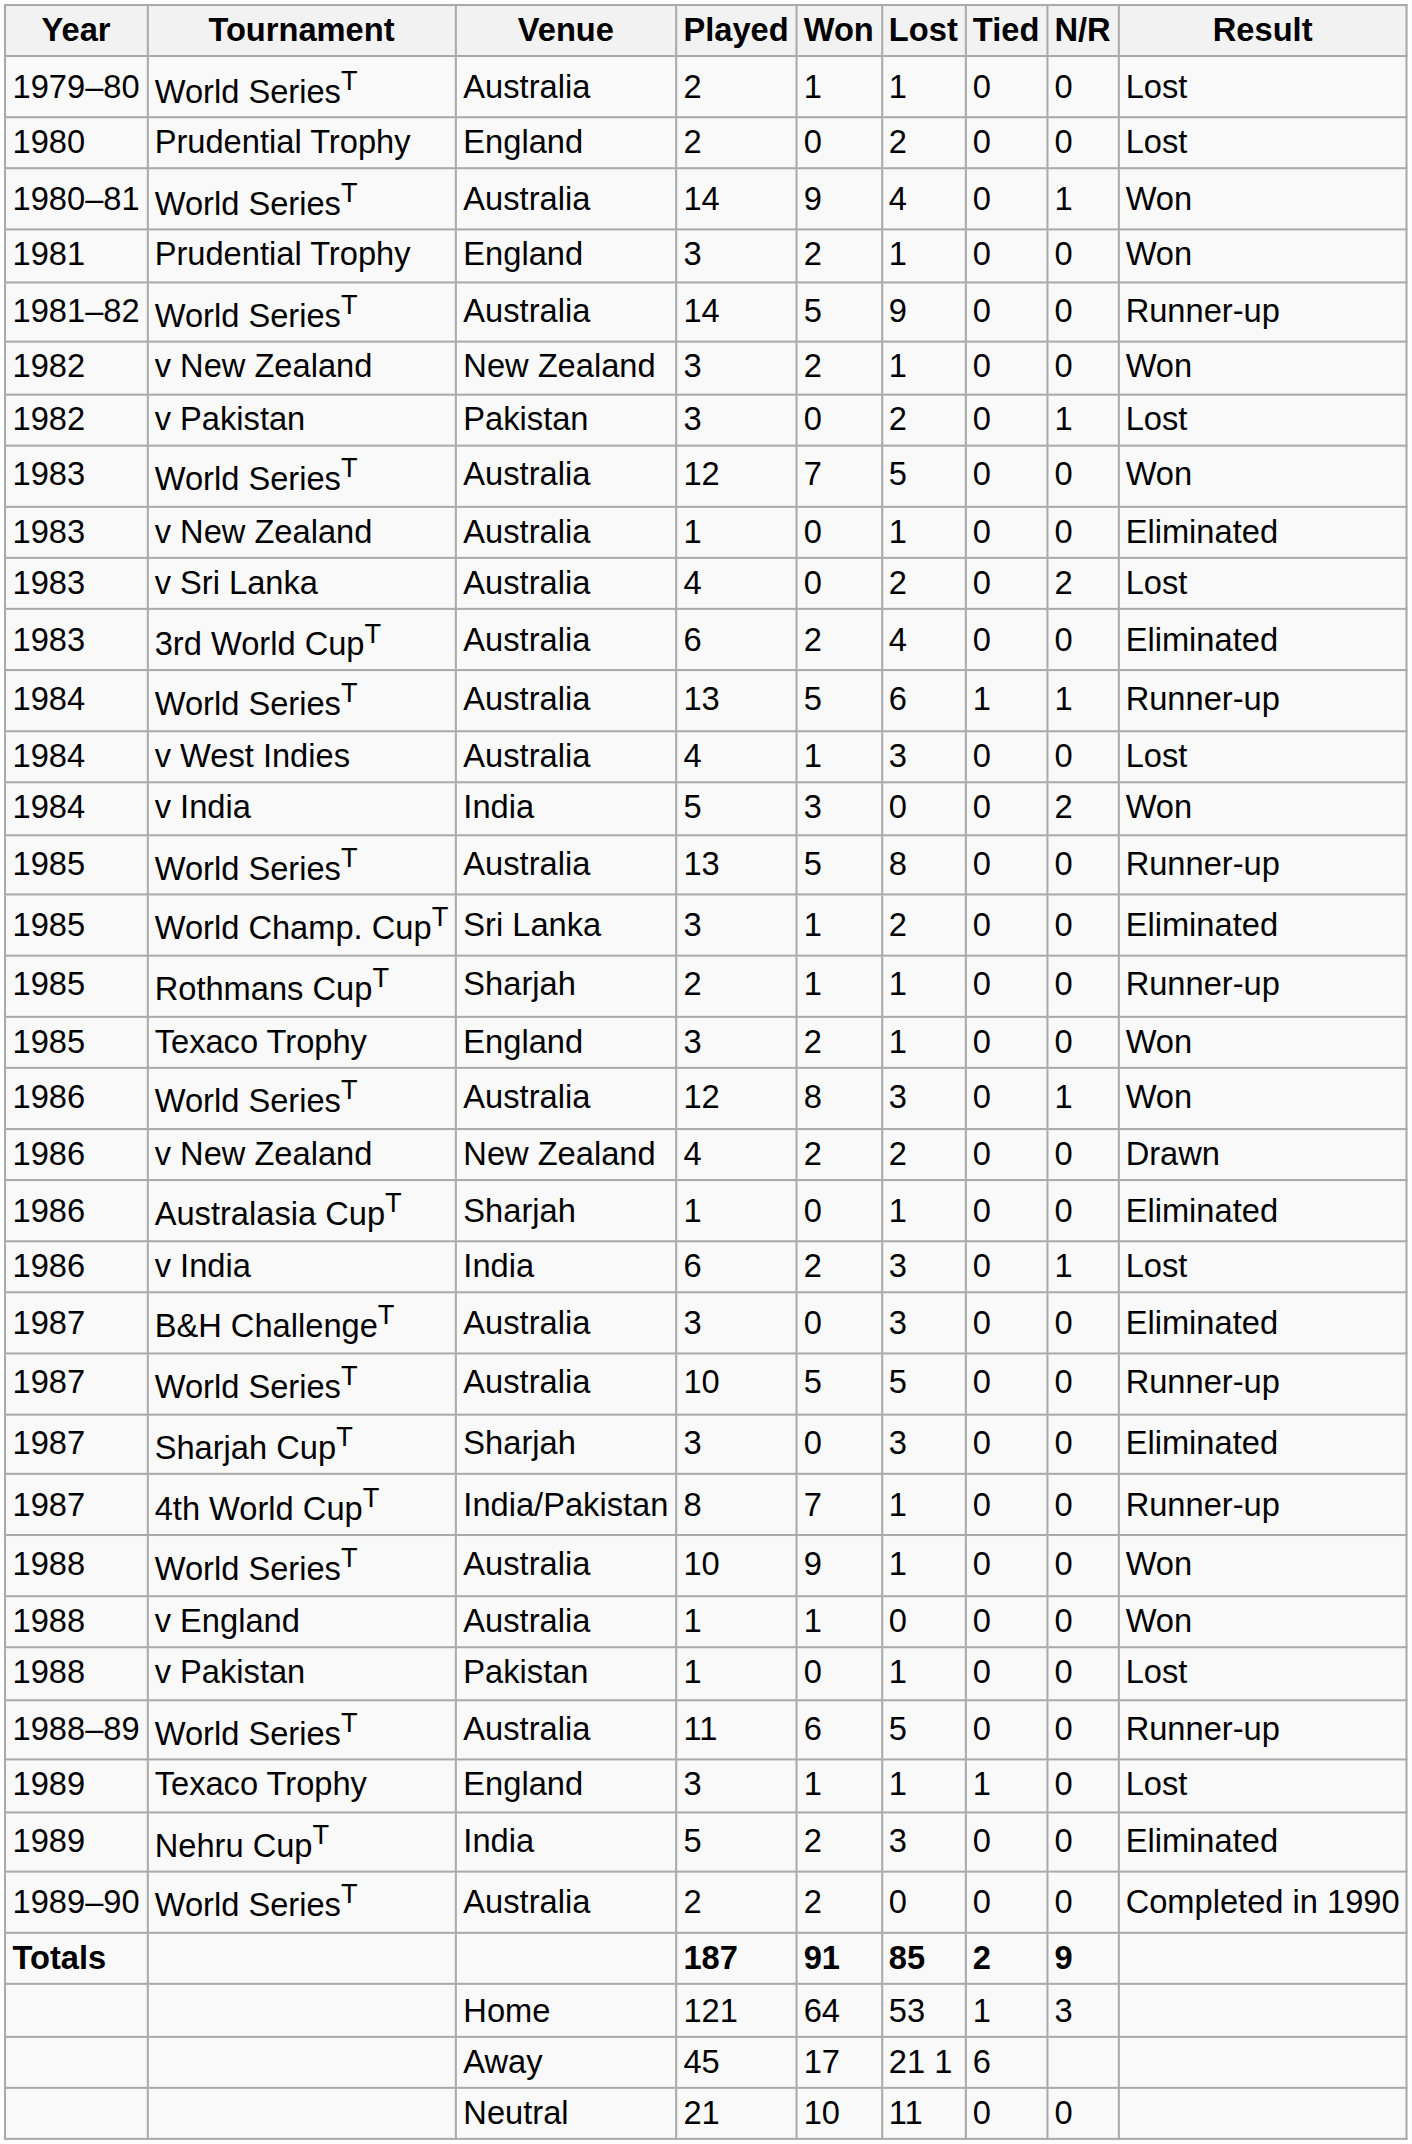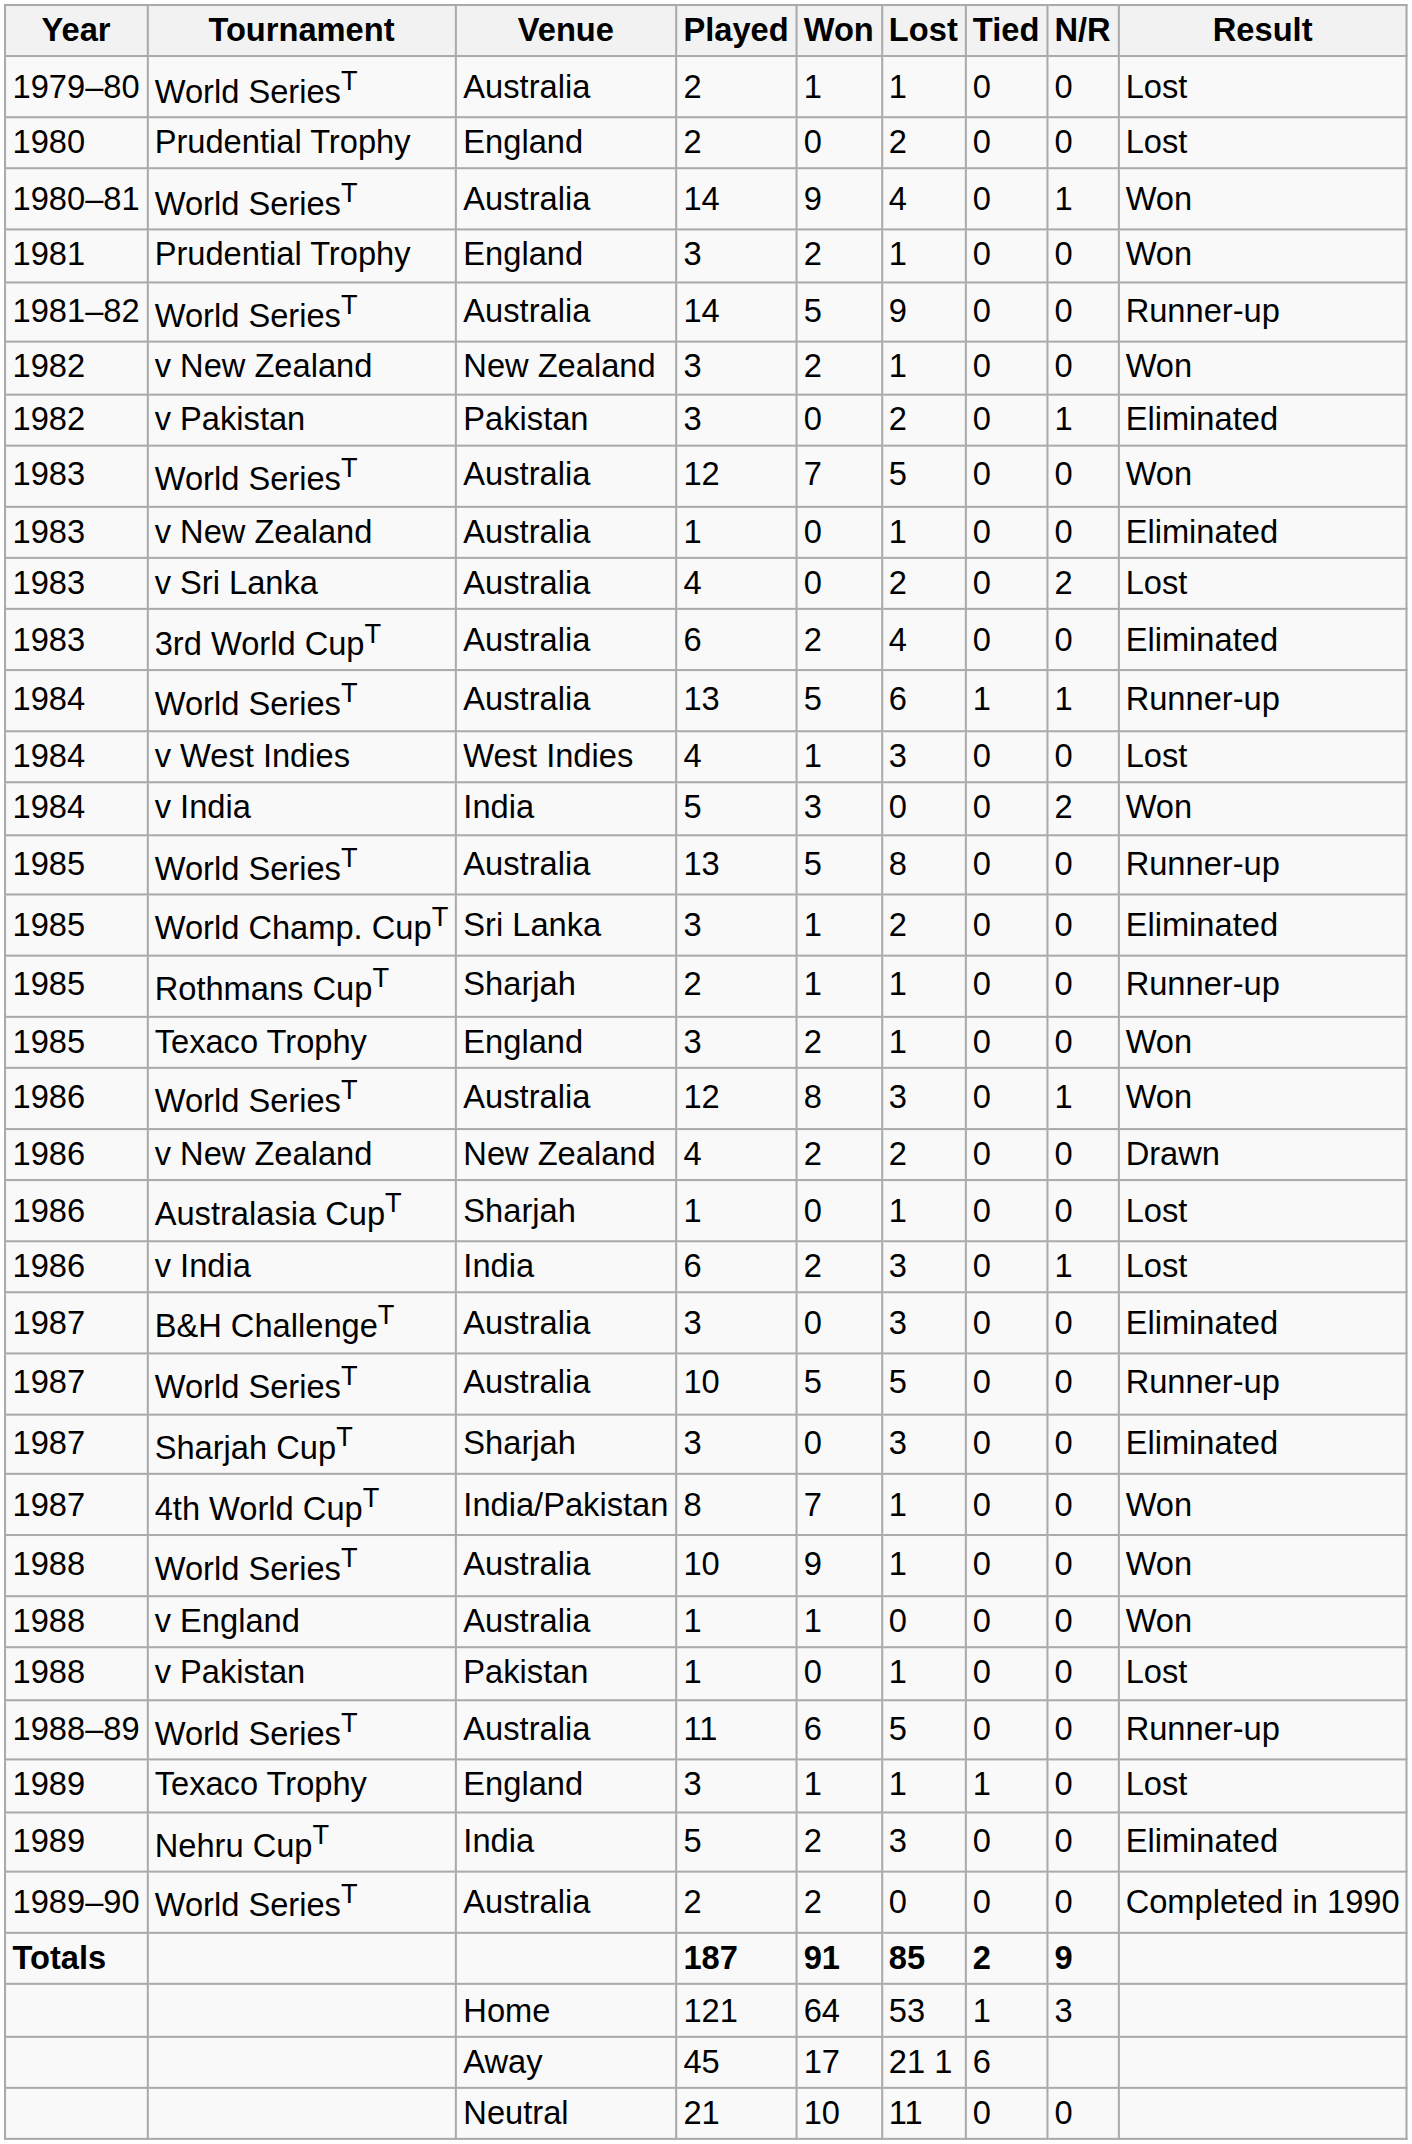(1157, 419) Lost -> (1202, 419) Eliminated
(527, 756) Australia -> (548, 756) West Indies
(1202, 1210) Eliminated -> (1157, 1210) Lost
(1203, 1504) Runner-up -> (1159, 1504) Won
